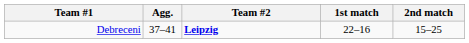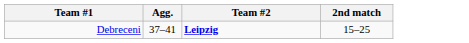- column: (357, 13)
